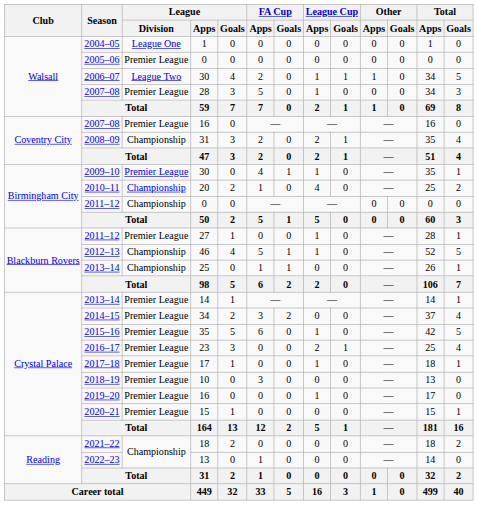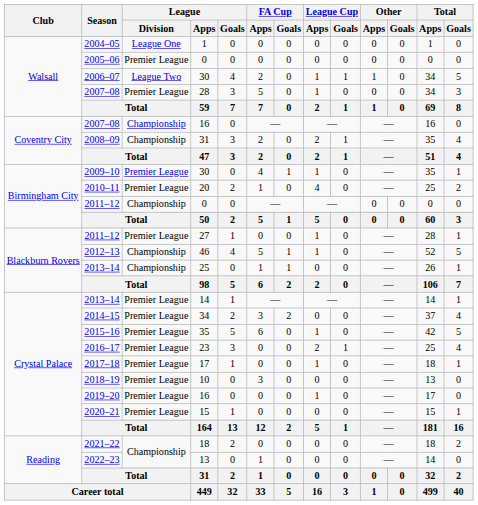(156, 124) Premier League -> (156, 124) Championship
(156, 188) Championship -> (156, 188) Premier League
